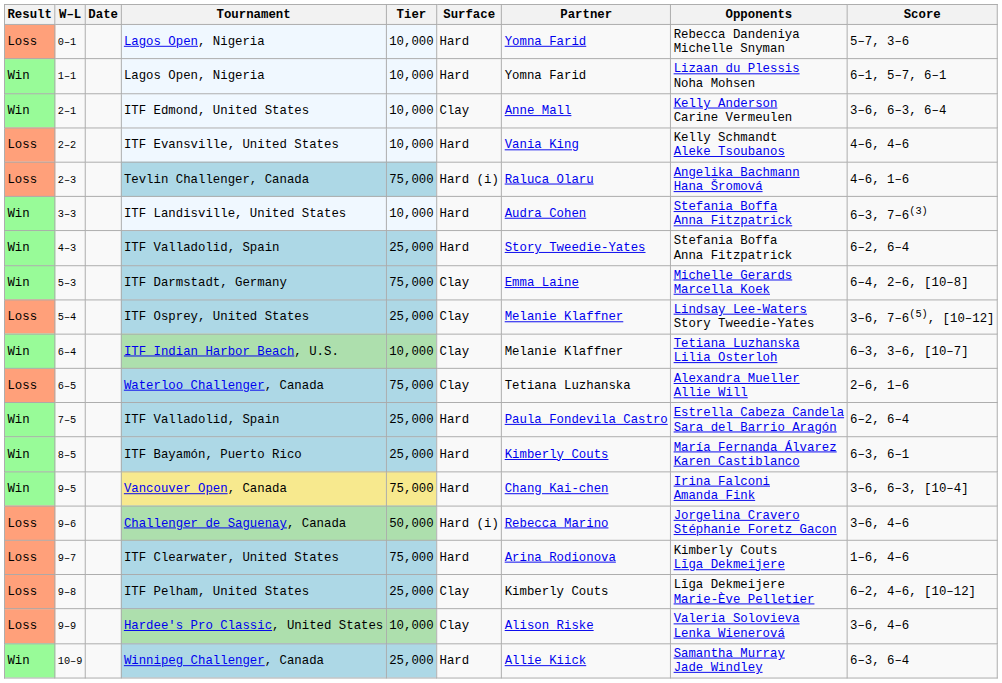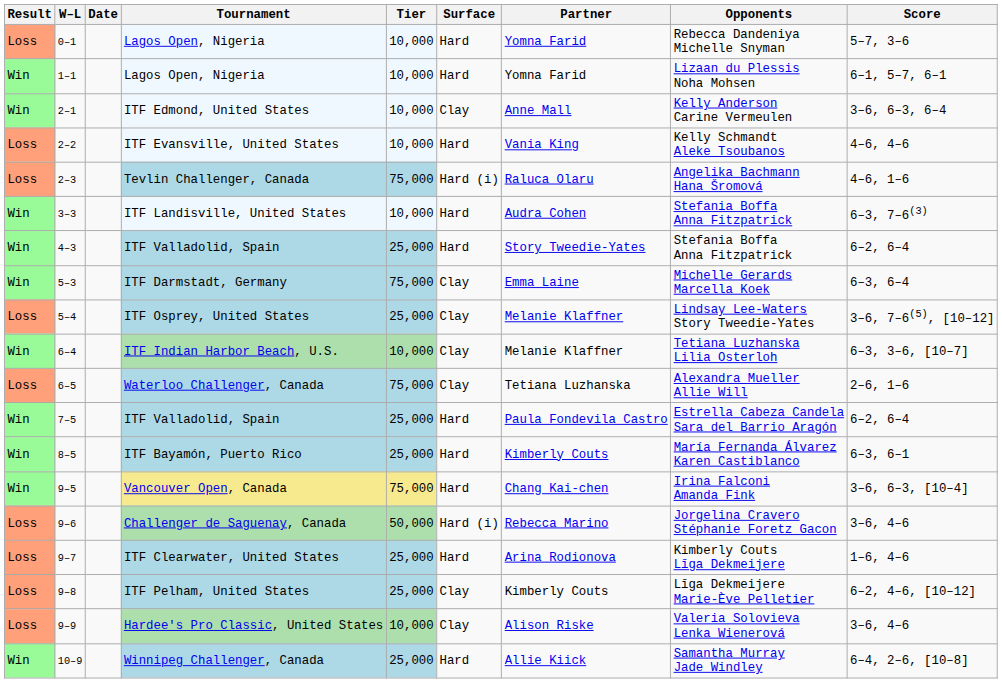(909, 282) 6–4, 2–6, [10–8] -> (880, 282) 6–3, 6–4
(411, 557) 75,000 -> (411, 557) 25,000
(880, 661) 6–3, 6–4 -> (909, 661) 6–4, 2–6, [10–8]
